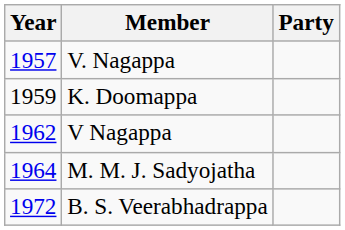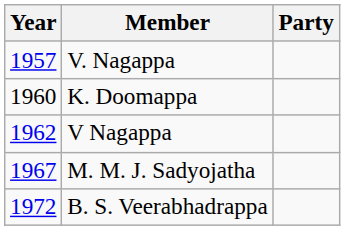(33, 96) 1959 -> (33, 96) 1960
(33, 170) 1964 -> (33, 170) 1967
